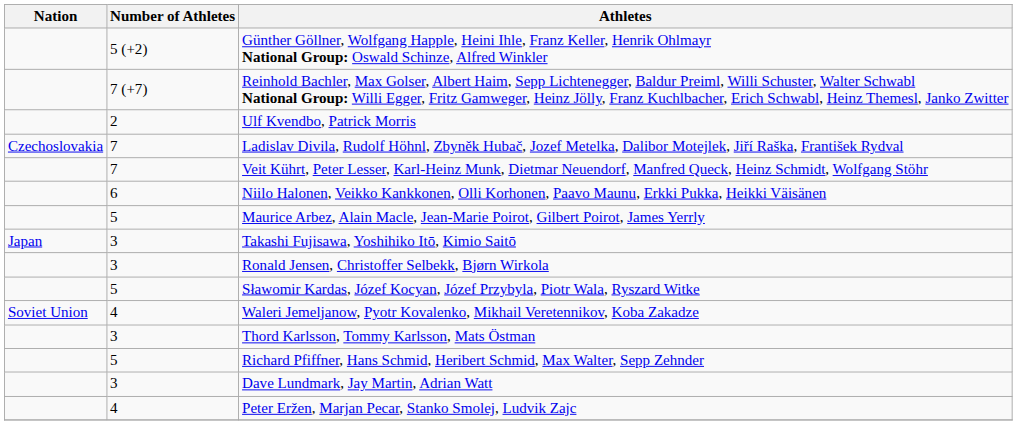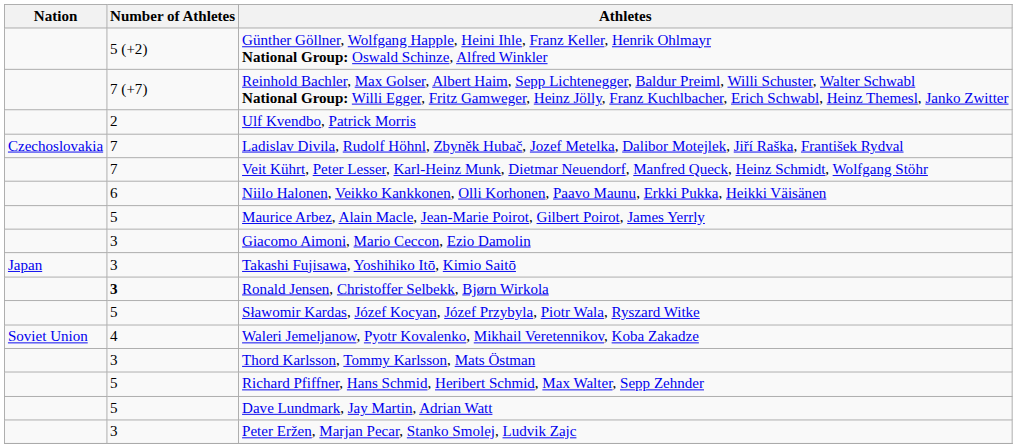+ row: (386, 241)
(114, 264) normal -> (114, 288) bold
(114, 384) 3 -> (114, 408) 5
(114, 408) 4 -> (114, 431) 3
